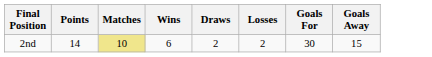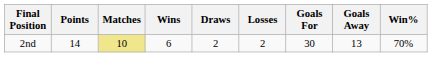+ column: (403, 19)
(356, 43) 15 -> (356, 43) 13
